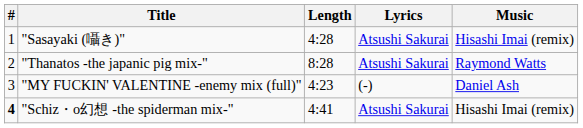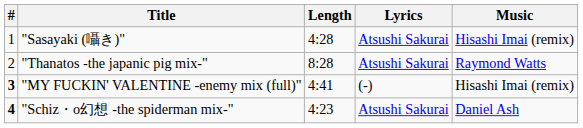(11, 86) normal -> (11, 86) bold
(321, 86) 4:23 -> (321, 86) 4:41
(487, 86) Daniel Ash -> (515, 86) Hisashi Imai (remix)
(321, 110) 4:41 -> (321, 110) 4:23
(515, 110) Hisashi Imai (remix) -> (487, 110) Daniel Ash
